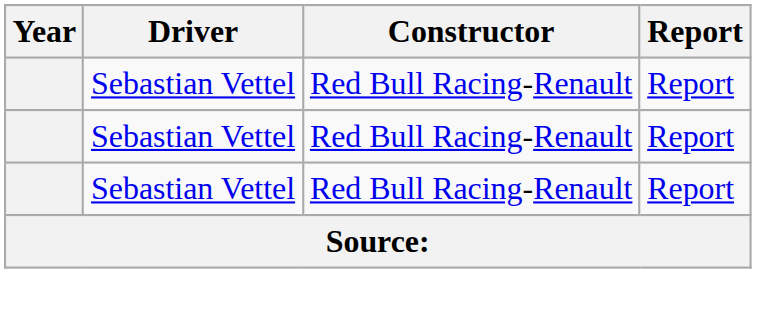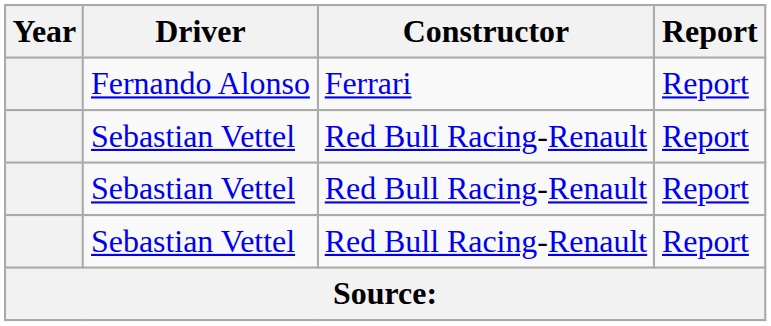+ row: (200, 83)
